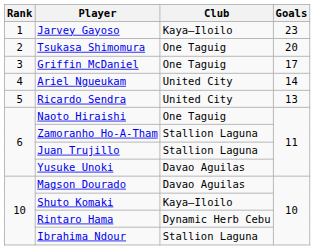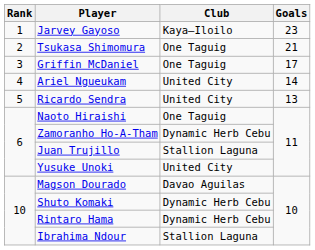(291, 47) 20 -> (291, 47) 21
(210, 133) Stallion Laguna -> (217, 133) Dynamic Herb Cebu
(204, 167) Davao Aguilas -> (198, 167) United City
(198, 202) Kaya–Iloilo -> (217, 202) Dynamic Herb Cebu
